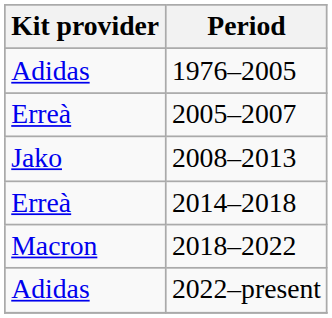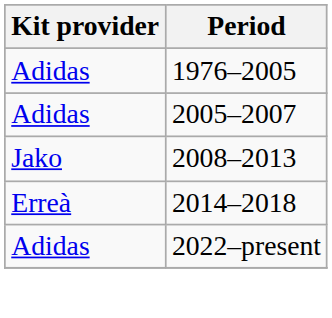(41, 114) Erreà -> (50, 114) Adidas
- row: (234, 245)
